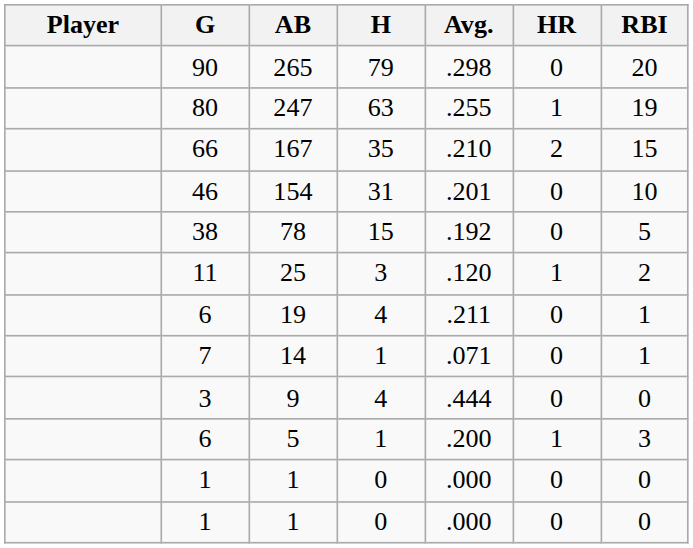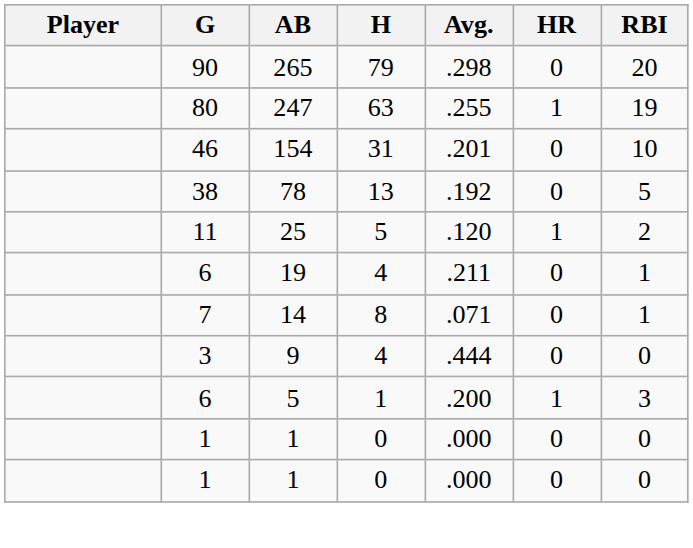- row: (205, 149)
(381, 231) 15 -> (381, 190) 13
(381, 273) 3 -> (381, 231) 5
(381, 356) 1 -> (381, 314) 8
